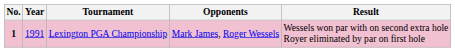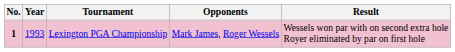(35, 34) 1991 -> (35, 34) 1993
